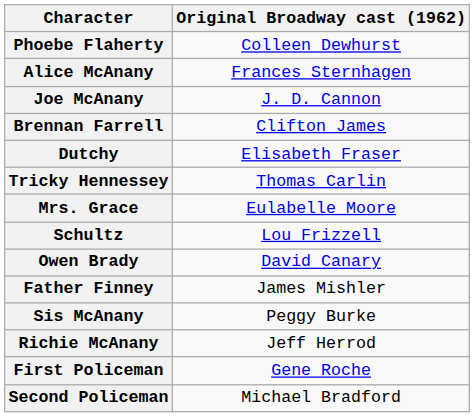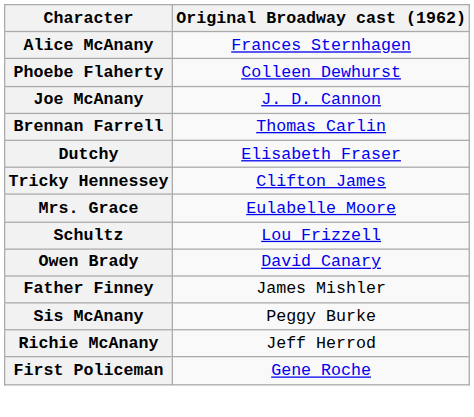rows swapped: (88, 45) <-> (88, 72)
(321, 127) Clifton James -> (321, 127) Thomas Carlin
(321, 181) Thomas Carlin -> (321, 181) Clifton James
- row: (88, 398)
